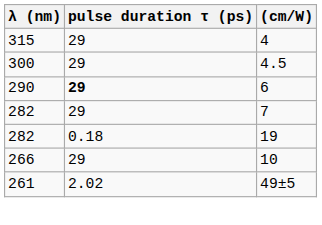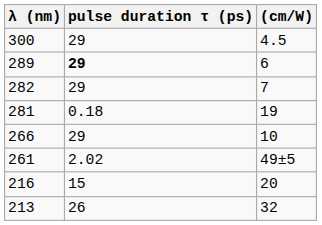- row: (264, 40)
(21, 88) 290 -> (21, 64) 289
(21, 136) 282 -> (21, 112) 281
+ row: (269, 184)
+ row: (269, 208)
